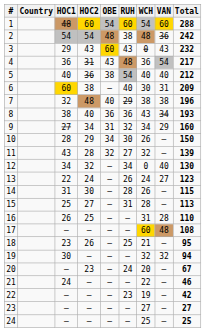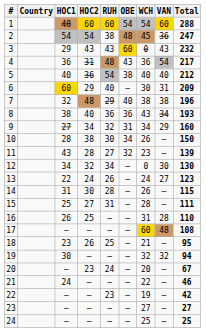columns swapped: (110, 11) <-> (128, 11)
(146, 37) 48 -> (146, 37) 45
(187, 37) 242 -> (187, 37) 247
(89, 88) 38 -> (89, 88) 29
(89, 140) 29 -> (89, 140) 38
(146, 153) 32 -> (146, 153) 23
(164, 166) 40 -> (164, 166) 30
(187, 205) 113 -> (187, 205) 111
